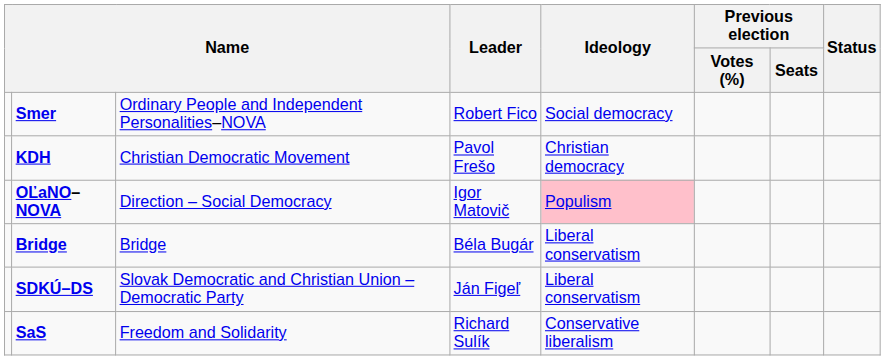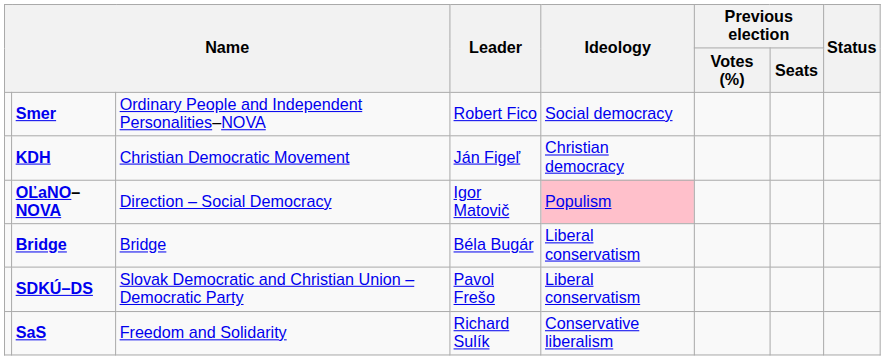(474, 157) Pavol Frešo -> (487, 157) Ján Figeľ
(487, 289) Ján Figeľ -> (474, 289) Pavol Frešo
